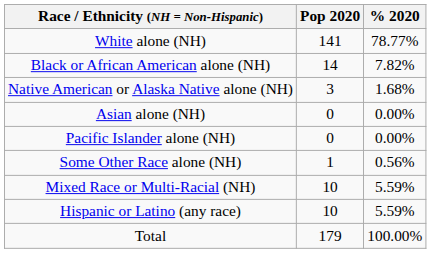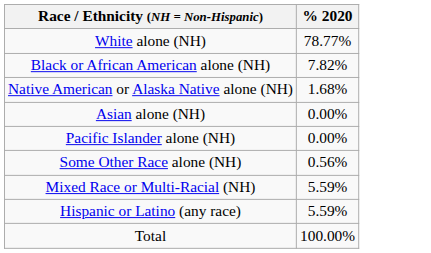- column: (330, 16)
